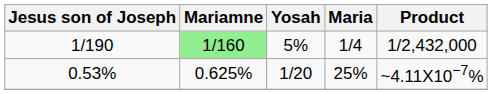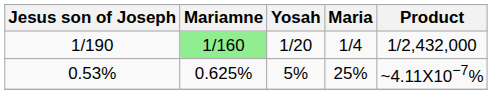(296, 44) 5% -> (296, 44) 1/20
(296, 74) 1/20 -> (296, 74) 5%
